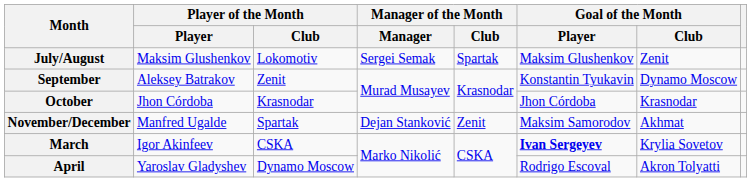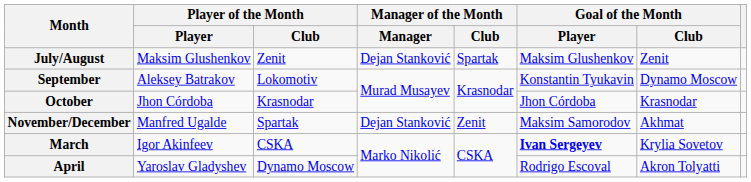(287, 58) Lokomotiv -> (271, 58) Zenit
(398, 58) Sergei Semak -> (405, 58) Dejan Stanković
(271, 79) Zenit -> (287, 79) Lokomotiv
